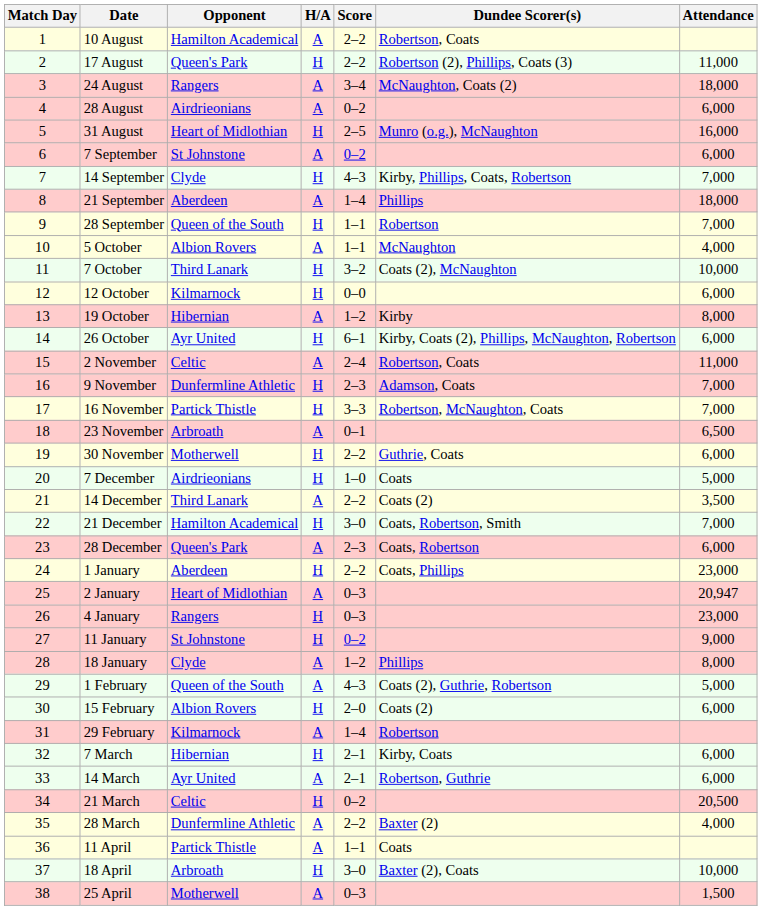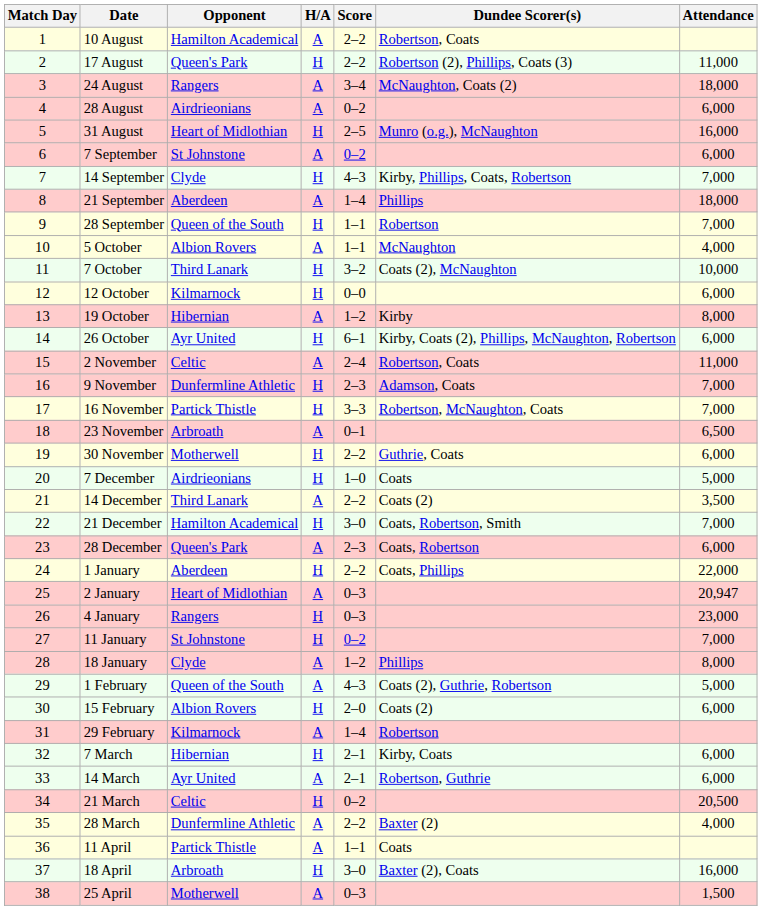(718, 570) 23,000 -> (718, 570) 22,000
(718, 639) 9,000 -> (718, 639) 7,000
(718, 870) 10,000 -> (718, 870) 16,000
